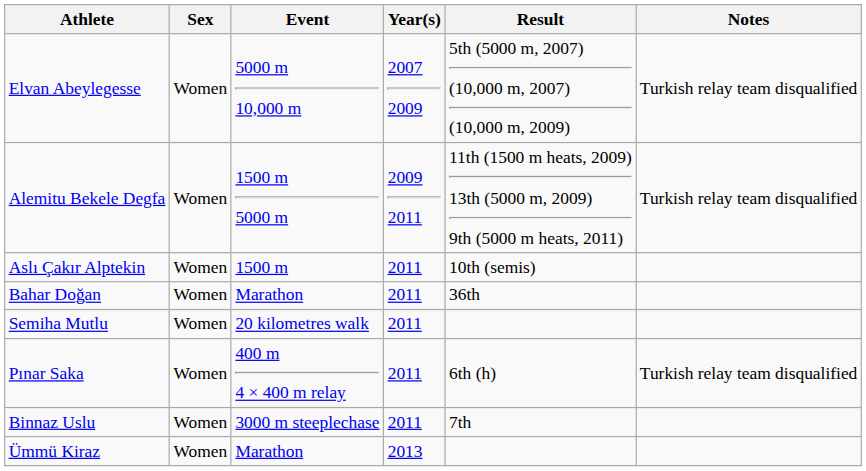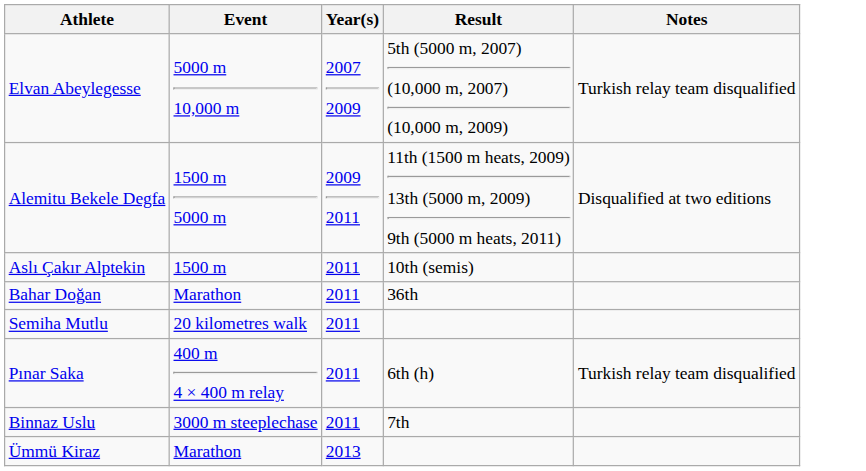- column: (200, 19)
(749, 197) Turkish relay team disqualified -> (674, 197) Disqualified at two editions
